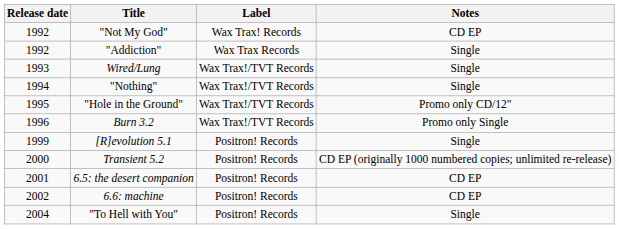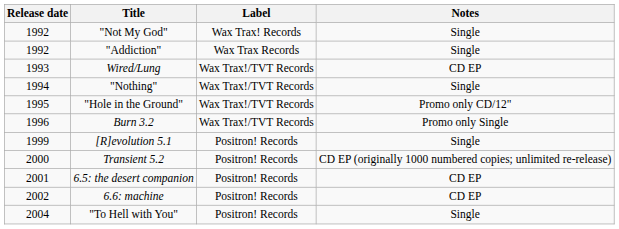(465, 31) CD EP -> (465, 31) Single
(465, 68) Single -> (465, 68) CD EP
